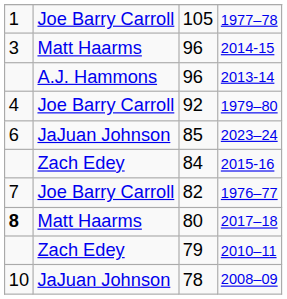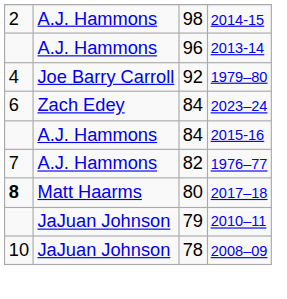- row: (249, 19)
(14, 47) 3 -> (14, 18) 2
(90, 47) Matt Haarms -> (97, 18) A.J. Hammons
(193, 47) 96 -> (193, 18) 98
(104, 134) JaJuan Johnson -> (81, 105) Zach Edey
(193, 134) 85 -> (193, 105) 84
(81, 163) Zach Edey -> (97, 134) A.J. Hammons
(106, 192) Joe Barry Carroll -> (97, 163) A.J. Hammons
(81, 250) Zach Edey -> (104, 221) JaJuan Johnson
